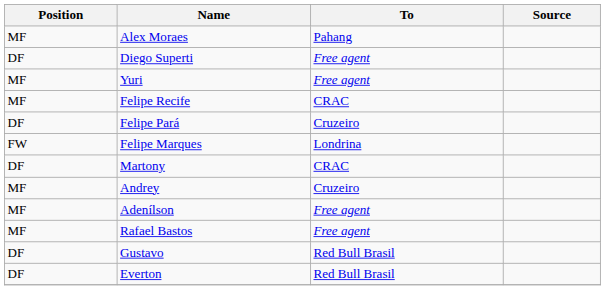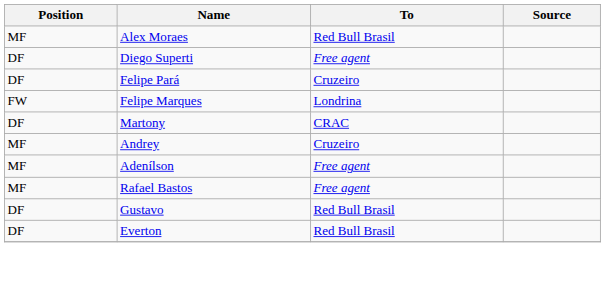(333, 37) Pahang -> (354, 37) Red Bull Brasil
- row: (131, 80)
- row: (155, 101)
